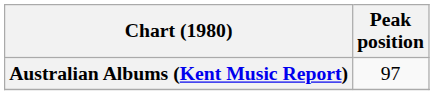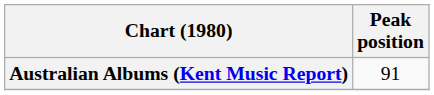(391, 73) 97 -> (391, 73) 91
